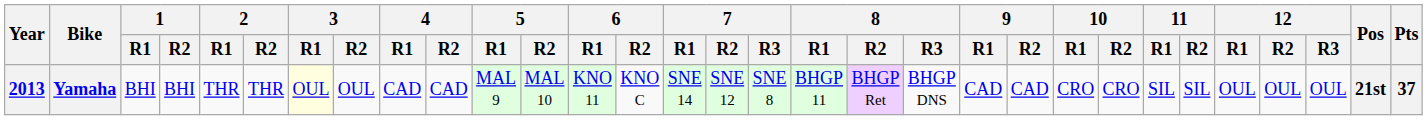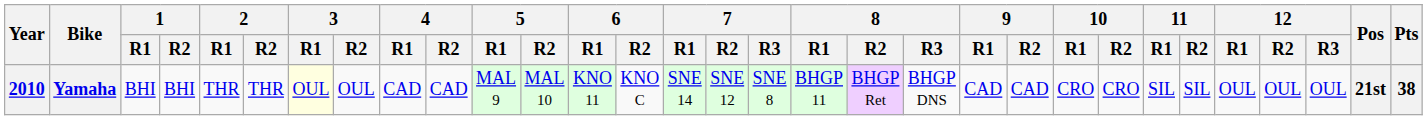(27, 89) 2013 -> (27, 89) 2010
(1407, 89) 37 -> (1407, 89) 38
